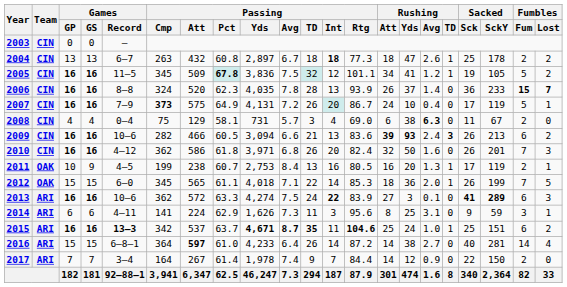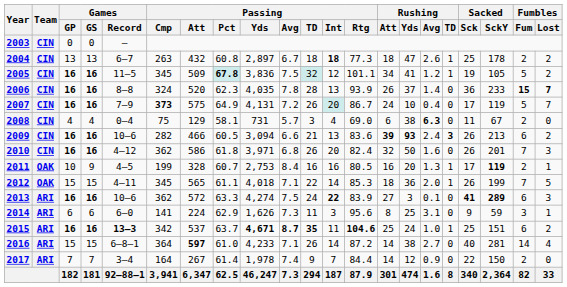(548, 105) 1 -> (548, 105) 7
(197, 167) 238 -> (197, 167) 328
(312, 167) 13 -> (312, 167) 16
(497, 167) normal -> (497, 167) bold
(125, 182) 6–0 -> (125, 182) 4–11
(125, 213) 4–11 -> (125, 213) 6–0
(290, 244) 6.4 -> (290, 244) 7.1
